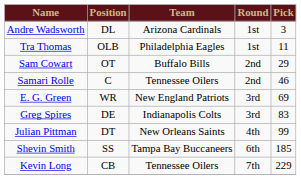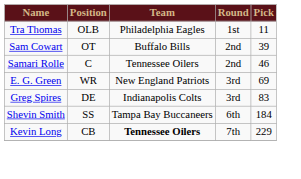- row: (46, 30)
(283, 64) 29 -> (264, 47) 39
- row: (46, 132)
(283, 149) 185 -> (264, 115) 184
(182, 166) normal -> (162, 132) bold
